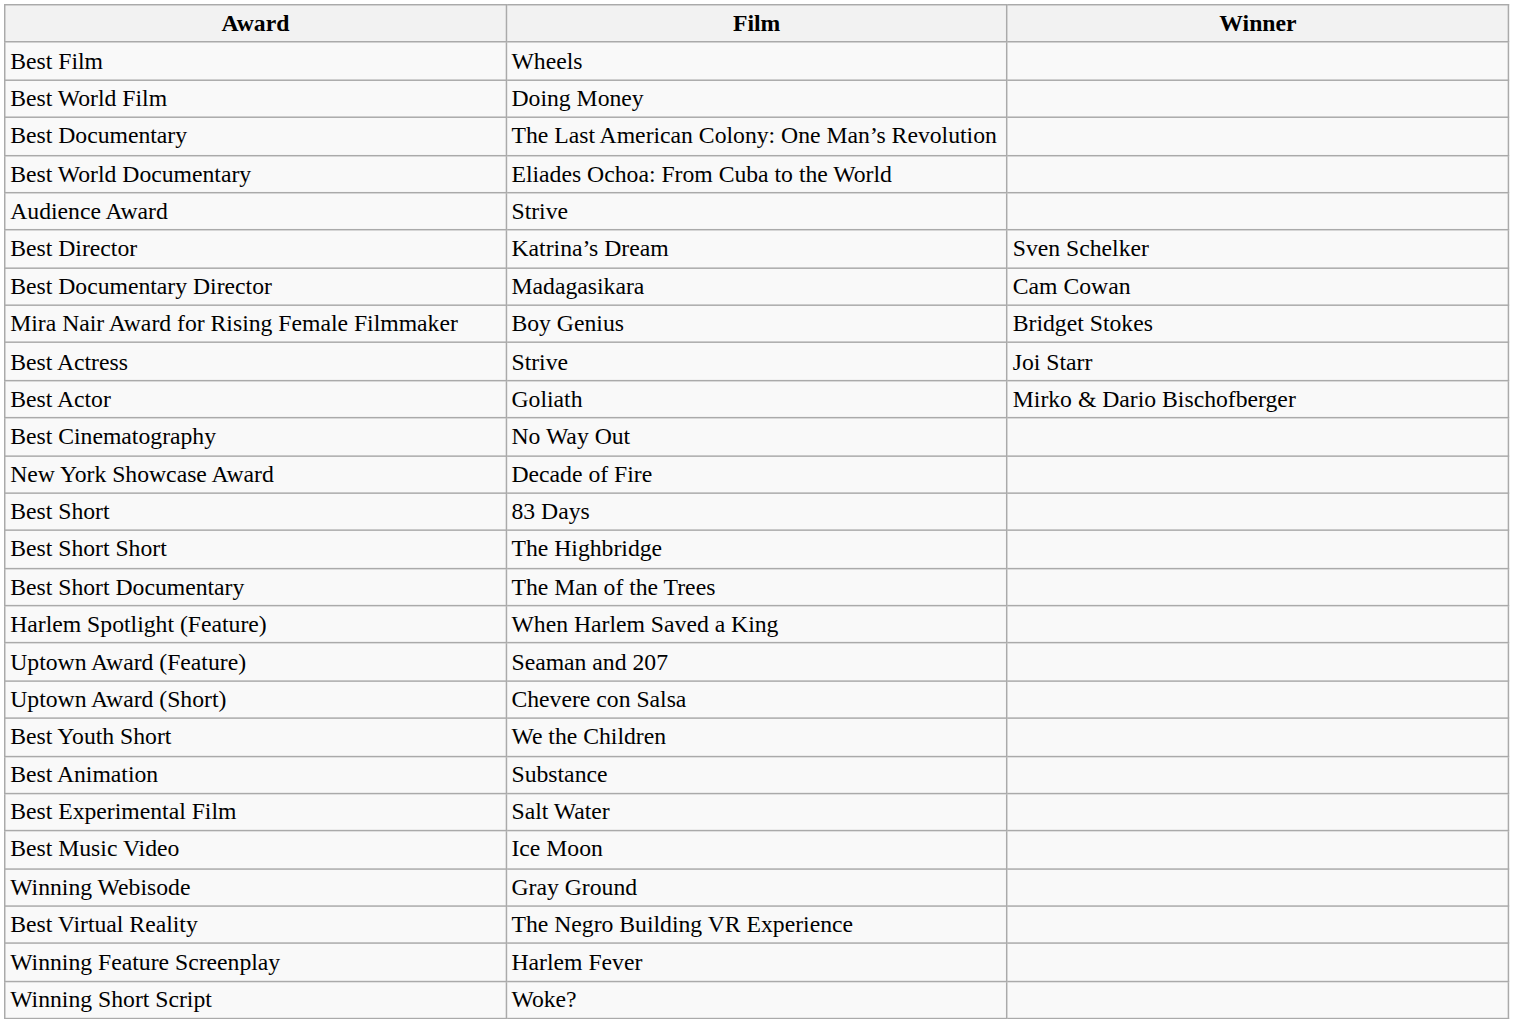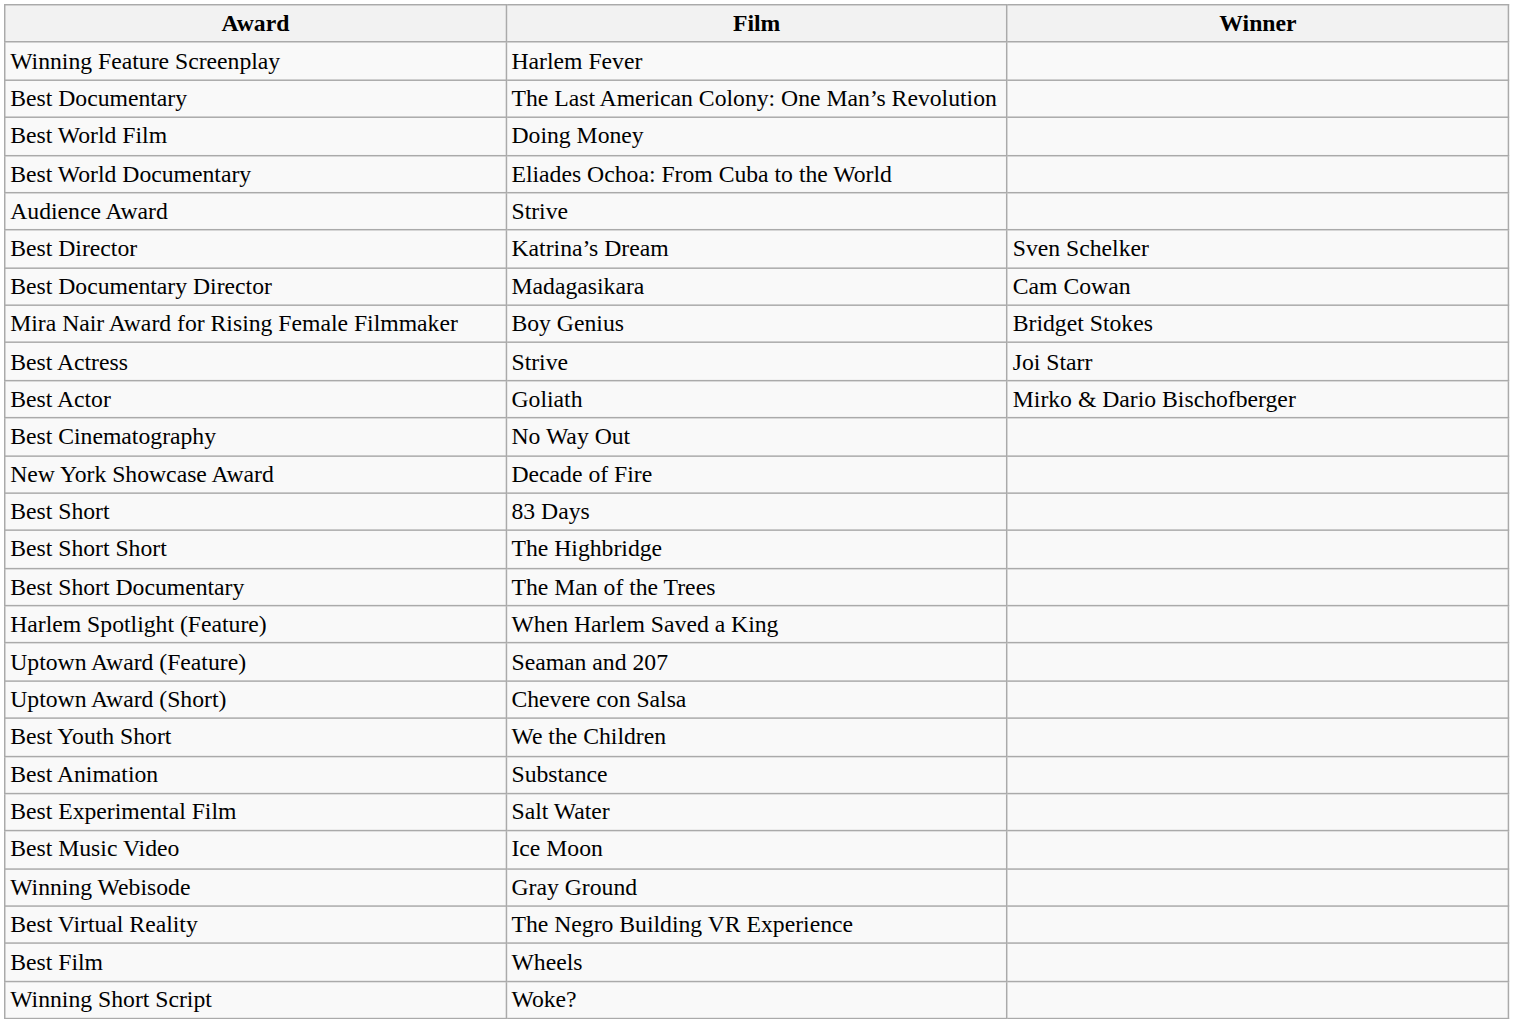rows swapped: (57, 60) <-> (145, 962)
rows swapped: (89, 98) <-> (99, 135)
